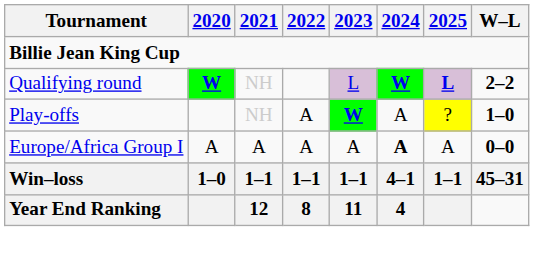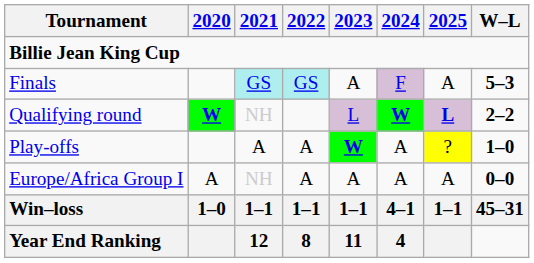+ row: (33, 83)
(259, 115) NH -> (259, 147) A
(259, 147) A -> (259, 178) NH
(401, 147) bold -> (401, 178) normal
